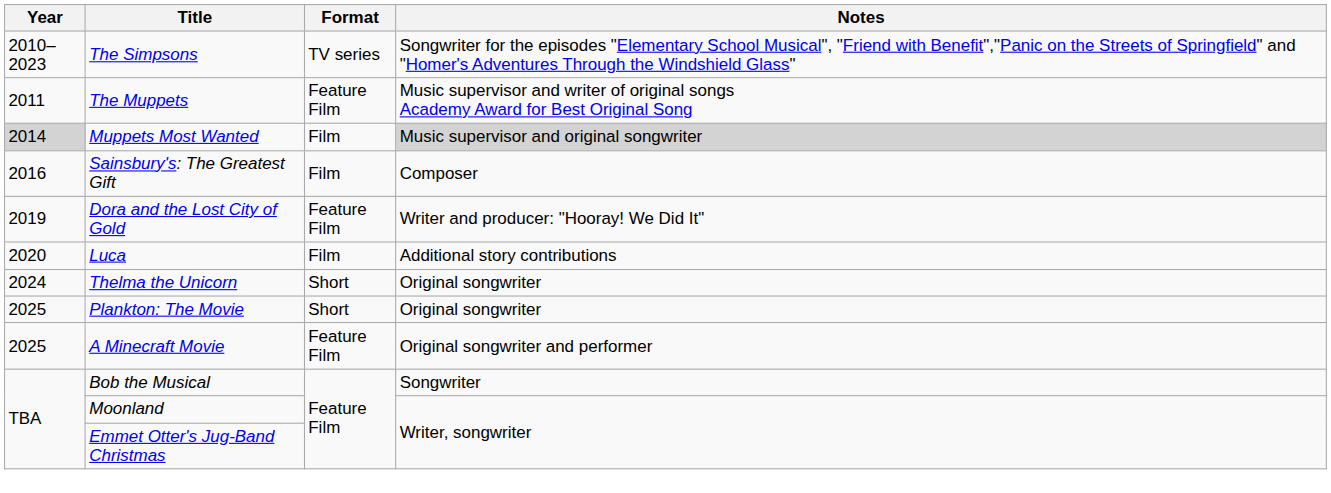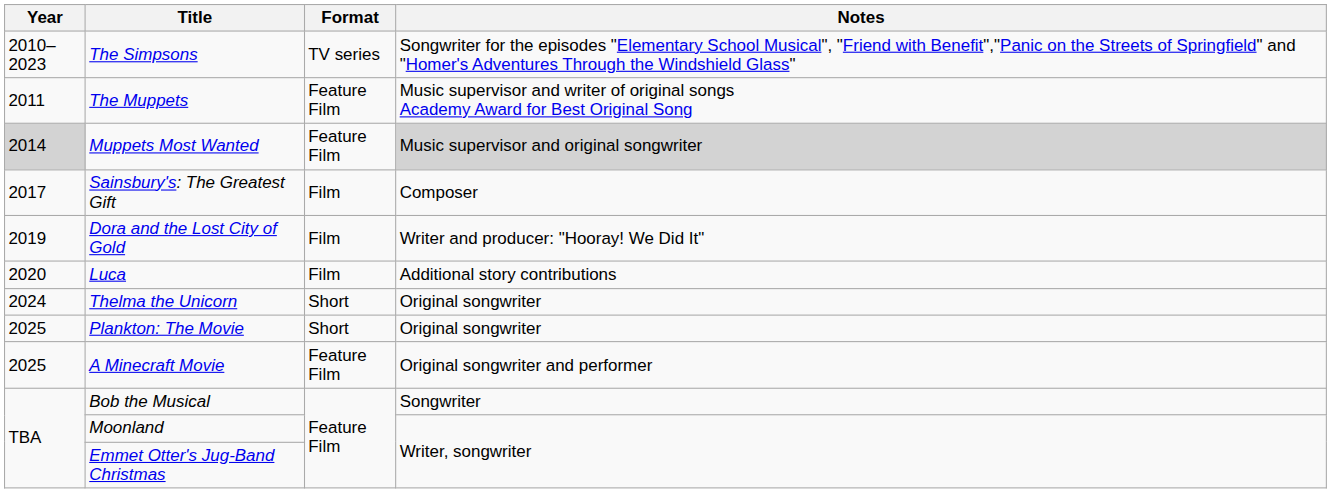(324, 136) Film -> (337, 146) Feature Film
(27, 173) 2016 -> (27, 192) 2017
(337, 219) Feature Film -> (324, 238) Film
